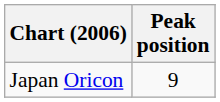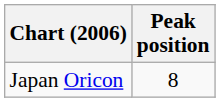(173, 79) 9 -> (173, 79) 8
